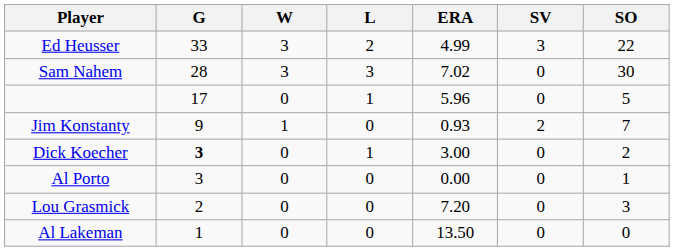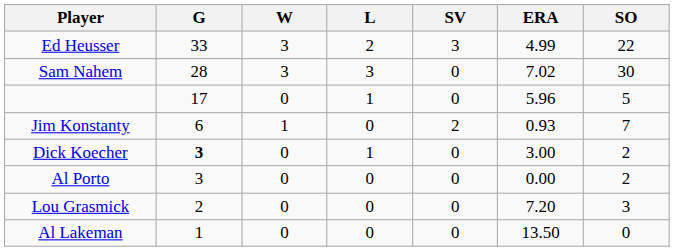columns swapped: (541, 17) <-> (455, 17)
(199, 125) 9 -> (199, 125) 6
(626, 179) 1 -> (626, 179) 2
